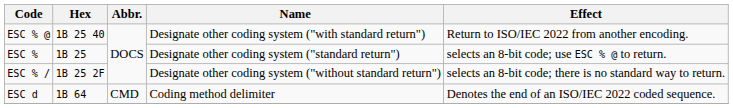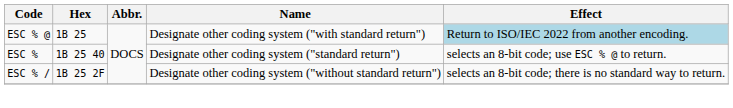(80, 34) 1B 25 40 -> (71, 34) 1B 25
(568, 34) no background -> (568, 34) lightblue background
(71, 54) 1B 25 -> (80, 54) 1B 25 40
- row: (23, 94)
